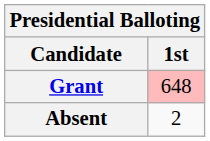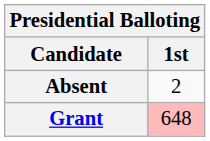rows swapped: (76, 86) <-> (76, 119)
